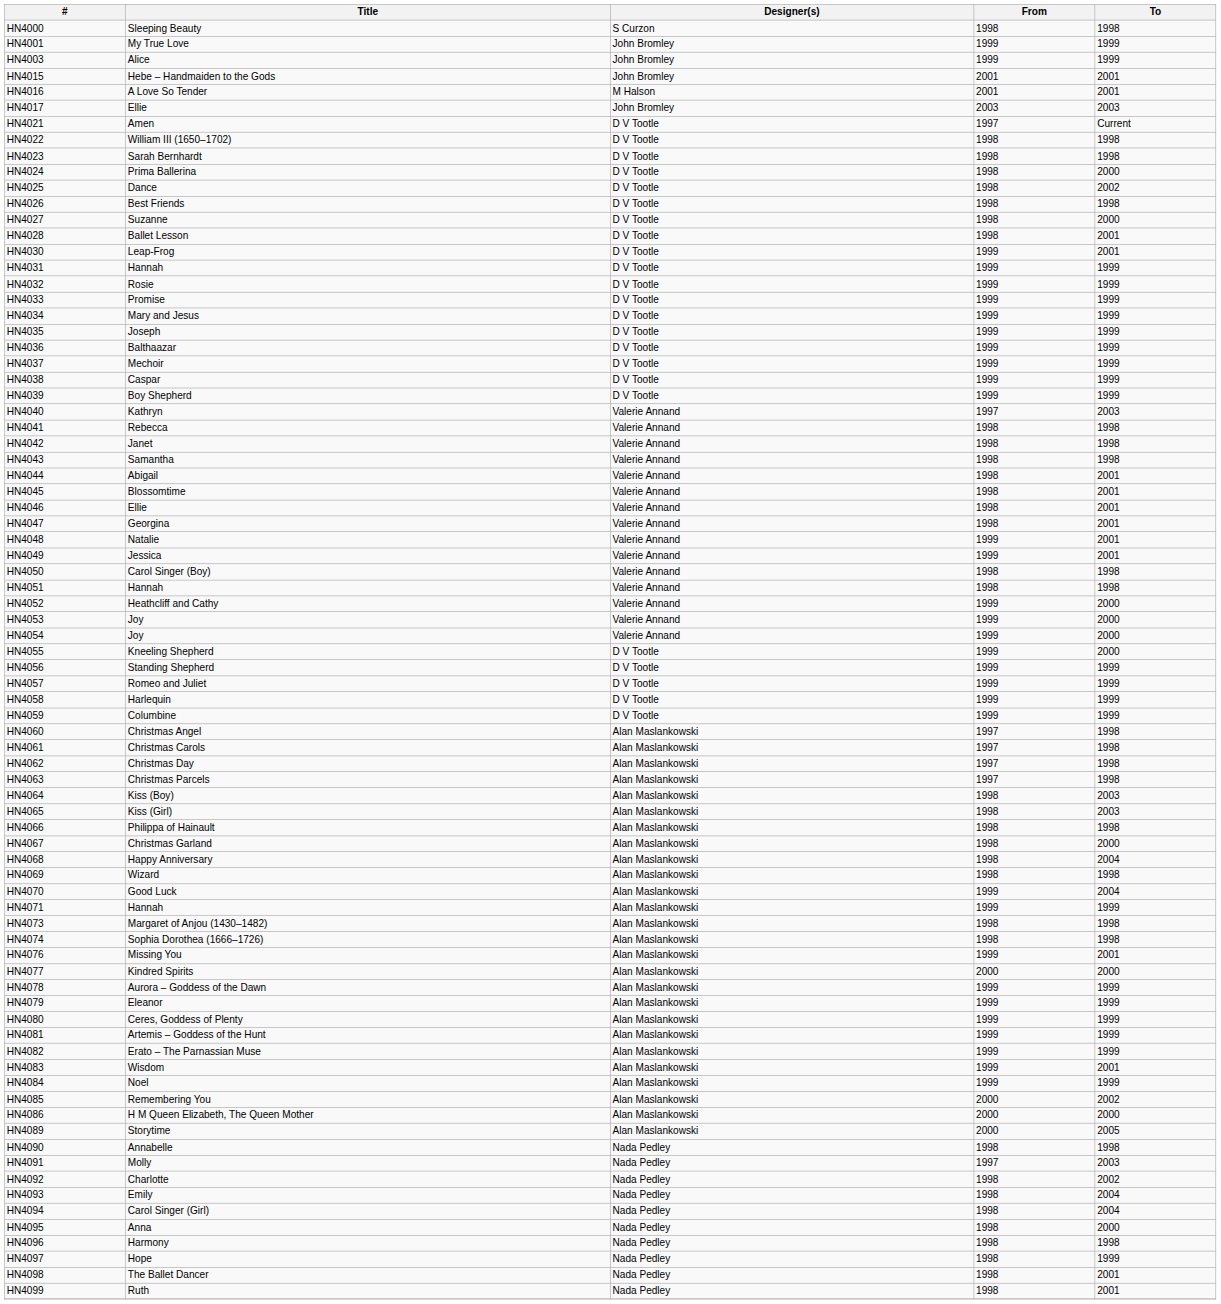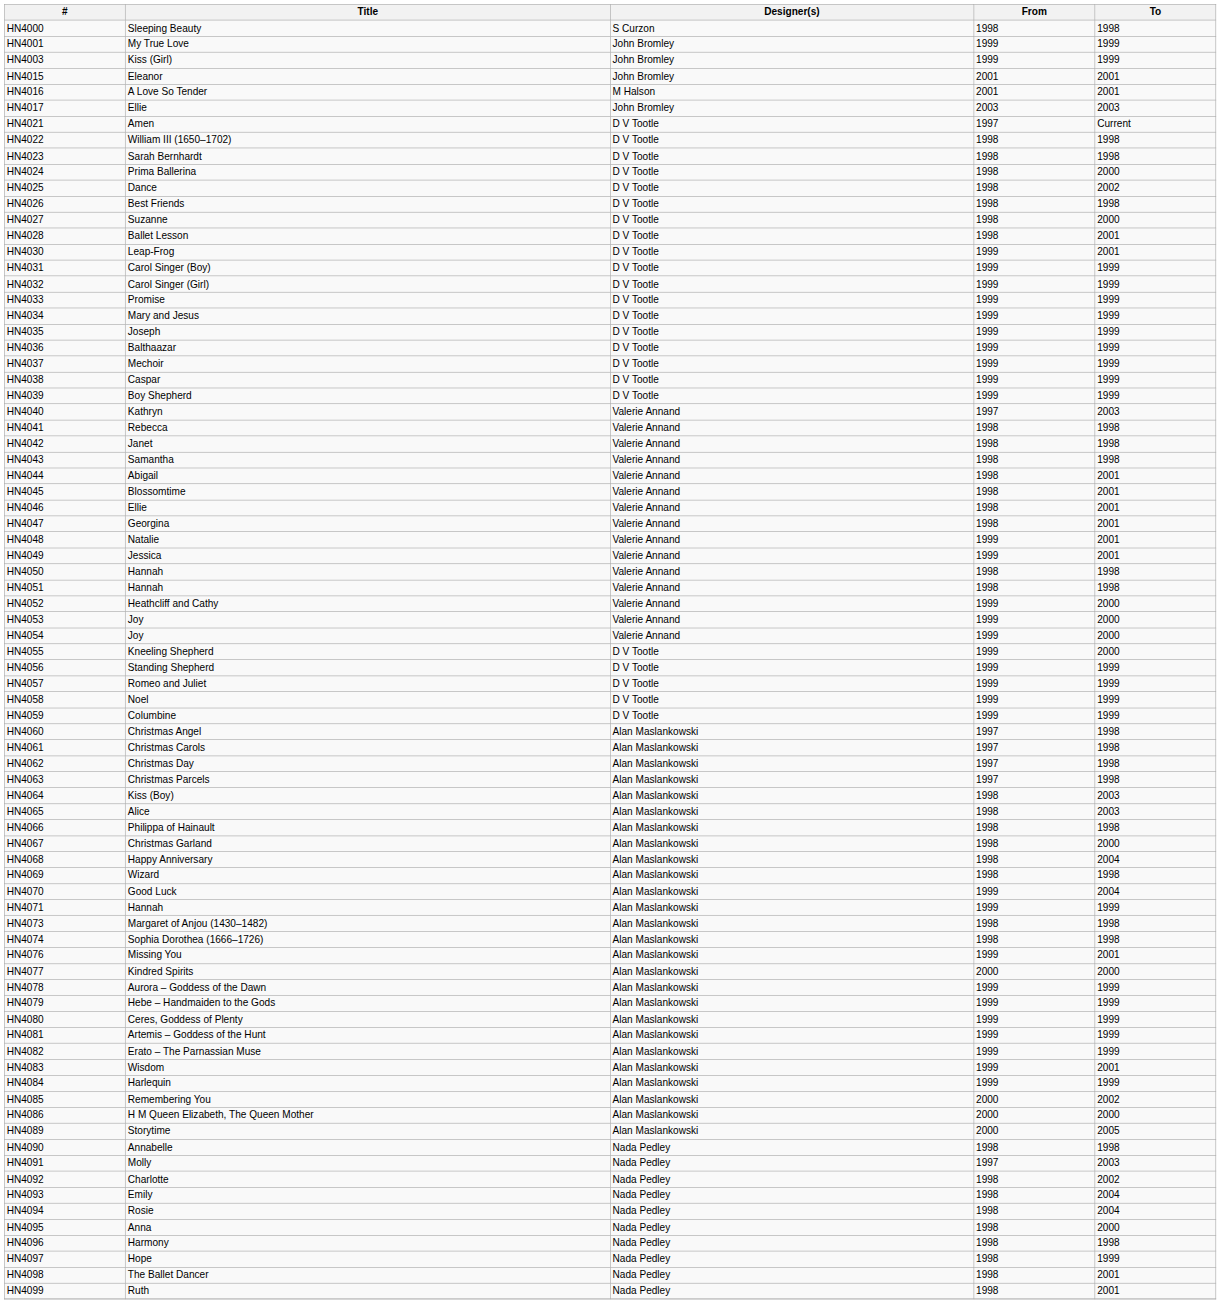(139, 60) Alice -> (150, 60) Kiss (Girl)
(202, 76) Hebe – Handmaiden to the Gods -> (145, 76) Eleanor
(145, 268) Hannah -> (169, 268) Carol Singer (Boy)
(141, 284) Rosie -> (168, 284) Carol Singer (Girl)
(169, 572) Carol Singer (Boy) -> (145, 572) Hannah
(149, 699) Harlequin -> (138, 699) Noel
(150, 811) Kiss (Girl) -> (139, 811) Alice
(145, 1003) Eleanor -> (202, 1003) Hebe – Handmaiden to the Gods
(138, 1083) Noel -> (149, 1083) Harlequin
(168, 1211) Carol Singer (Girl) -> (141, 1211) Rosie
